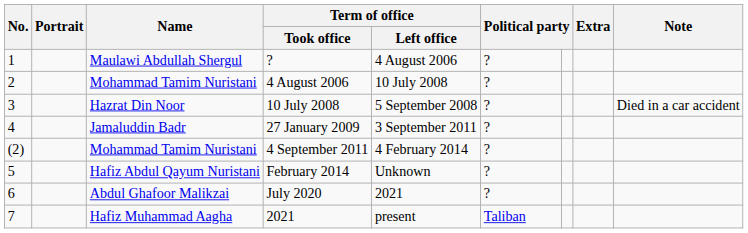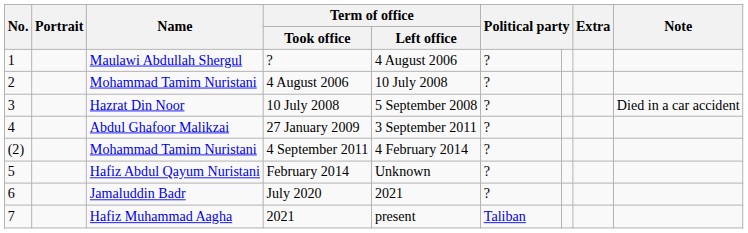(138, 127) Jamaluddin Badr -> (159, 127) Abdul Ghafoor Malikzai
(159, 194) Abdul Ghafoor Malikzai -> (138, 194) Jamaluddin Badr
